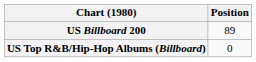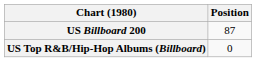(230, 30) 89 -> (230, 30) 87
